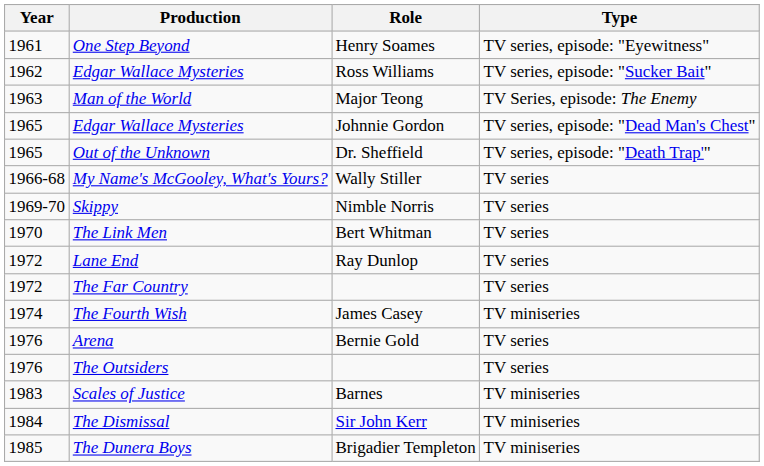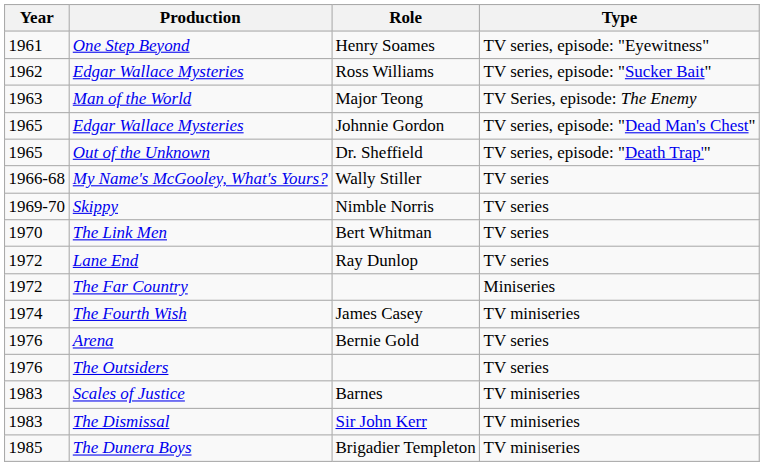(516, 286) TV series -> (519, 286) Miniseries
(25, 421) 1984 -> (25, 421) 1983
